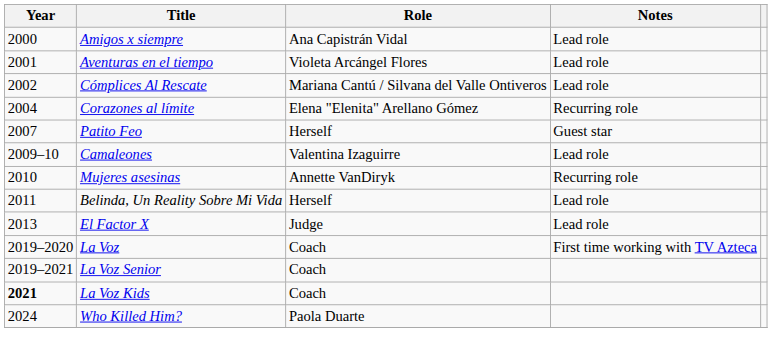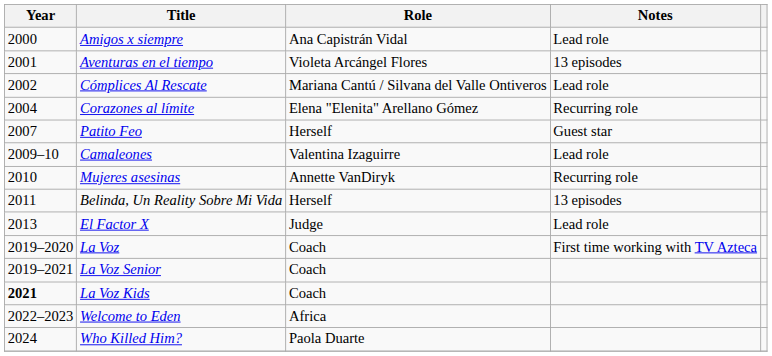(581, 62) Lead role -> (588, 62) 13 episodes
(581, 200) Lead role -> (588, 200) 13 episodes
+ row: (130, 316)
